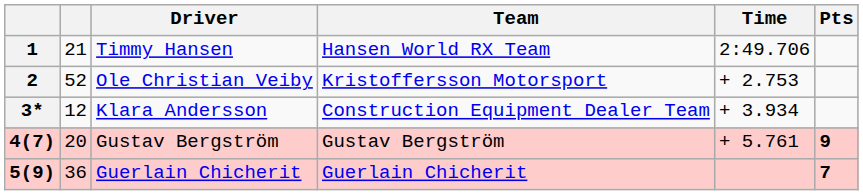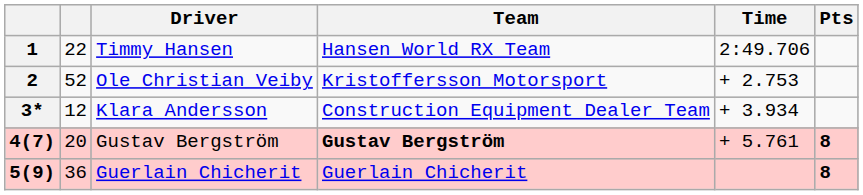(76, 51) 21 -> (76, 51) 22
(413, 143) normal -> (413, 143) bold
(825, 143) 9 -> (825, 143) 8
(825, 174) 7 -> (825, 174) 8
